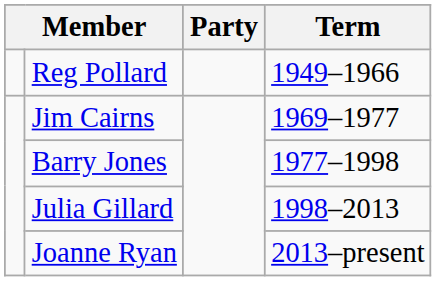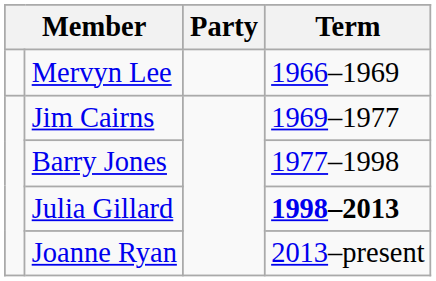- row: (99, 72)
+ row: (102, 72)
(335, 207) normal -> (335, 207) bold
